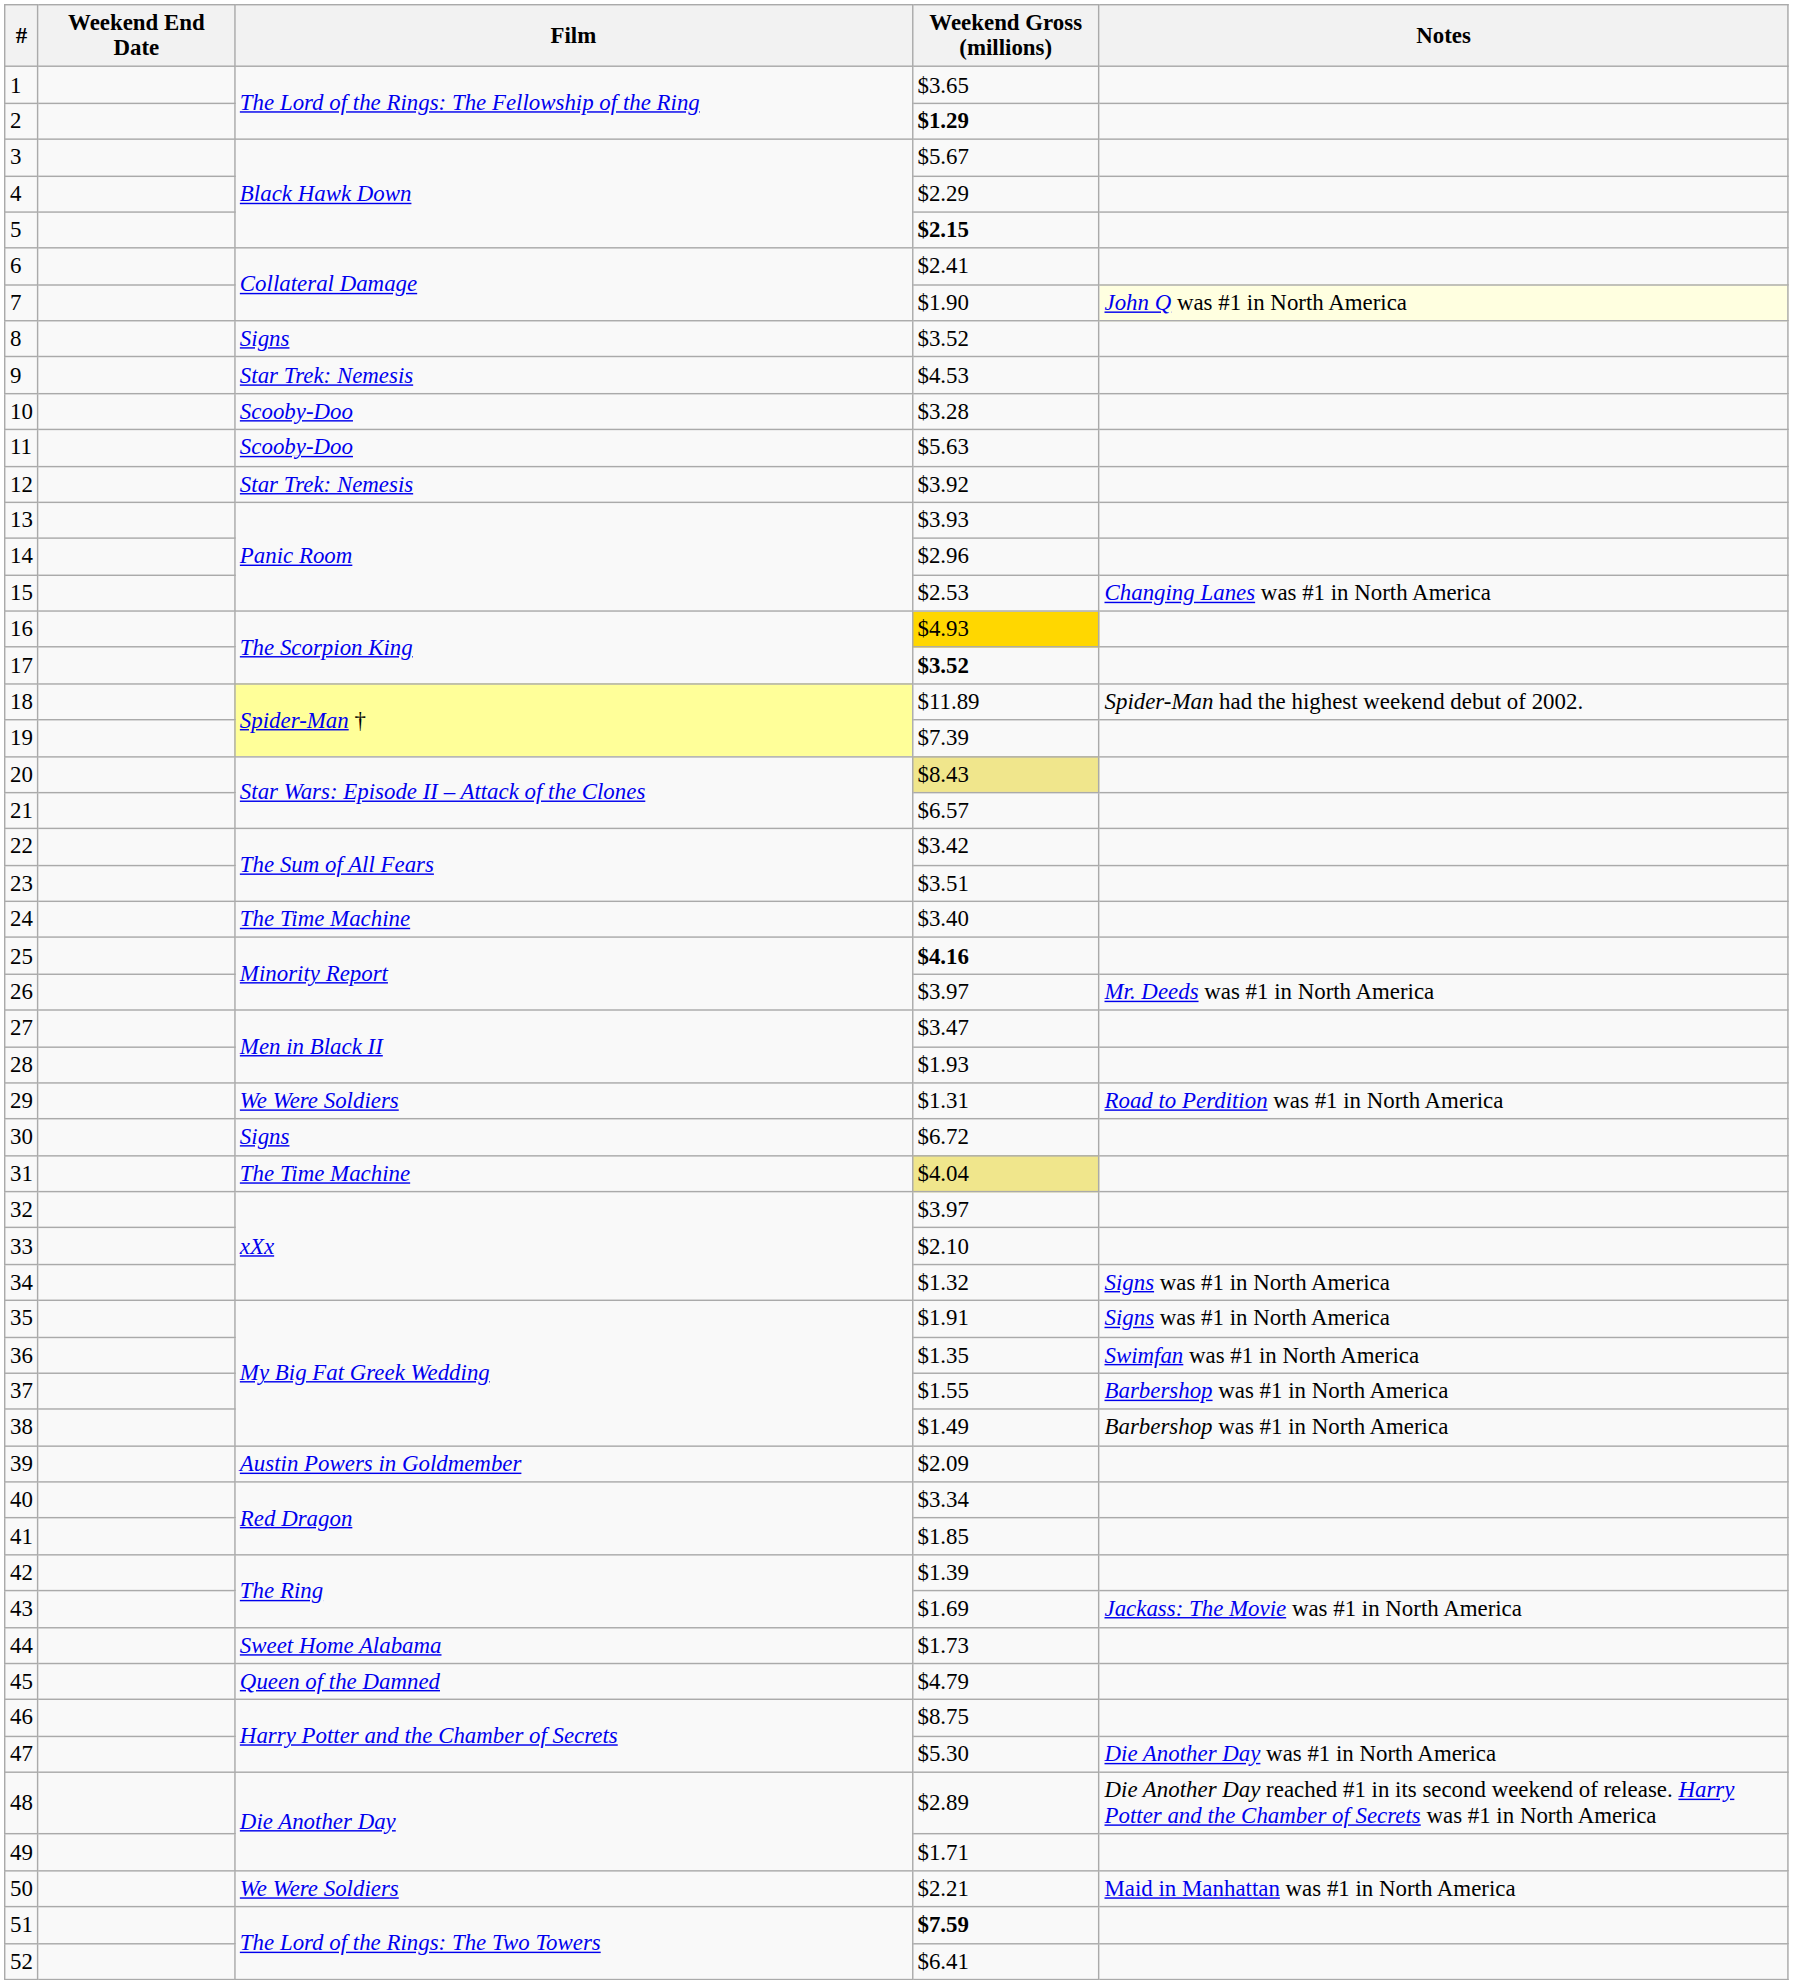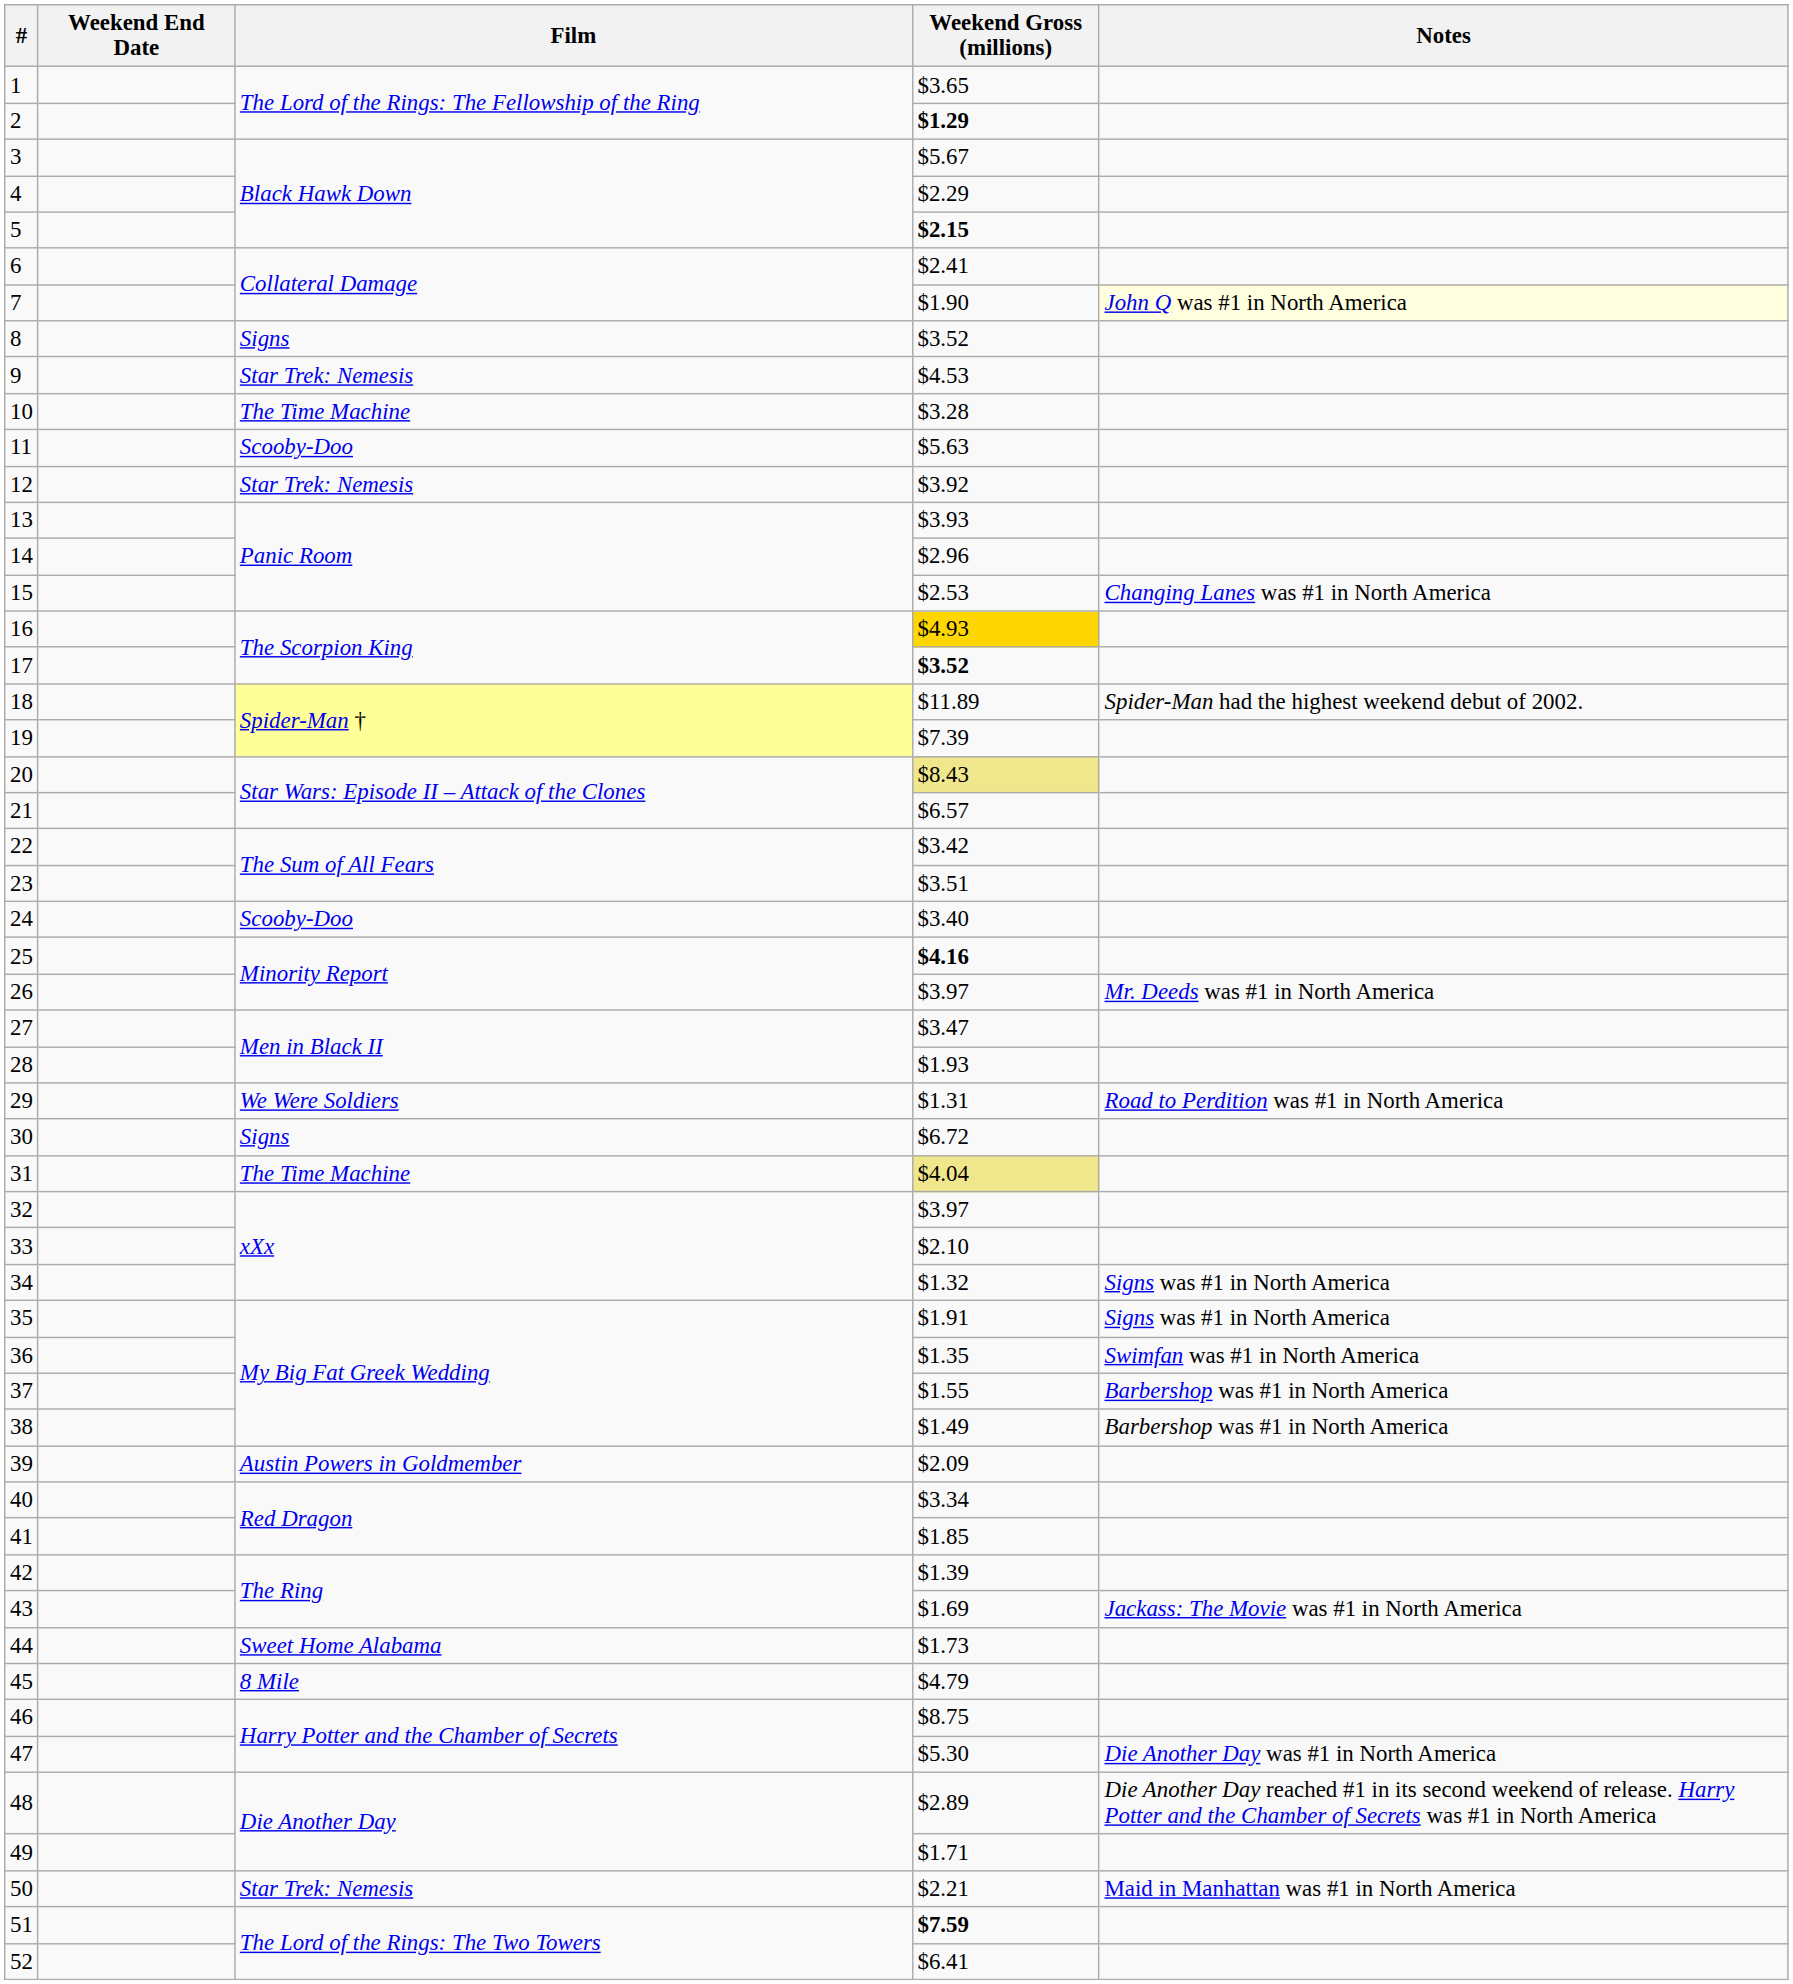(296, 411) Scooby-Doo -> (325, 411) The Time Machine
(325, 919) The Time Machine -> (296, 919) Scooby-Doo
(340, 1681) Queen of the Damned -> (269, 1681) 8 Mile
(319, 1888) We Were Soldiers -> (327, 1888) Star Trek: Nemesis
